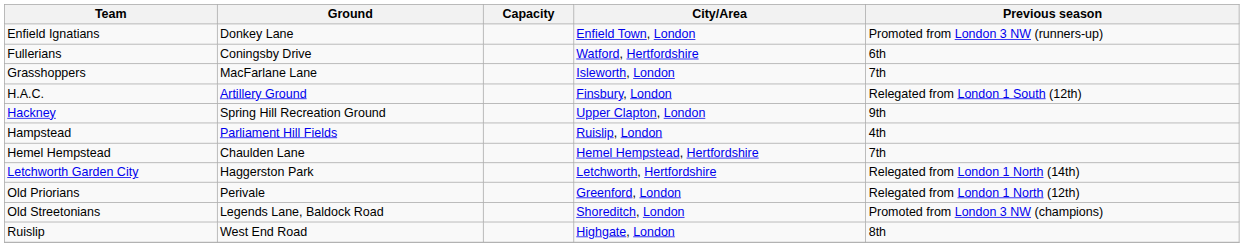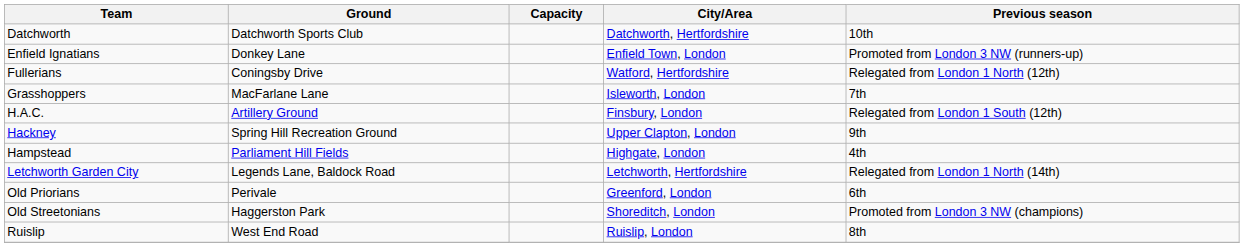+ row: (39, 34)
(877, 53) 6th -> (954, 73) Relegated from London 1 North (12th)
(619, 133) Ruislip, London -> (656, 152) Highgate, London
- row: (59, 152)
(267, 172) Haggerston Park -> (313, 172) Legends Lane, Baldock Road
(974, 192) Relegated from London 1 North (12th) -> (857, 192) 6th
(302, 212) Legends Lane, Baldock Road -> (278, 212) Haggerston Park
(626, 232) Highgate, London -> (650, 232) Ruislip, London
